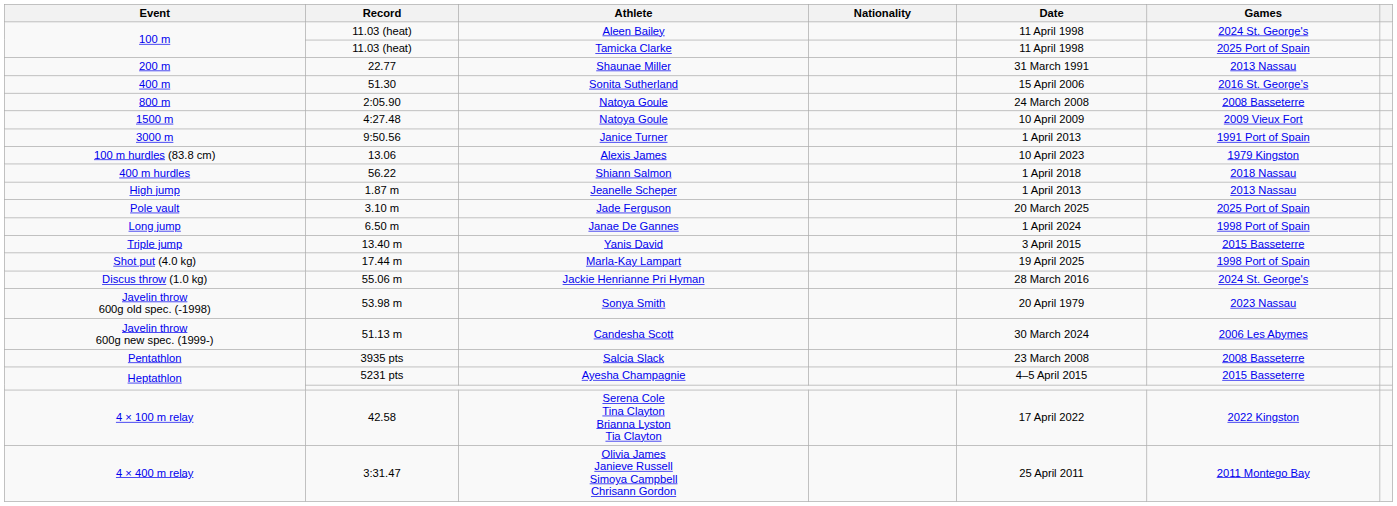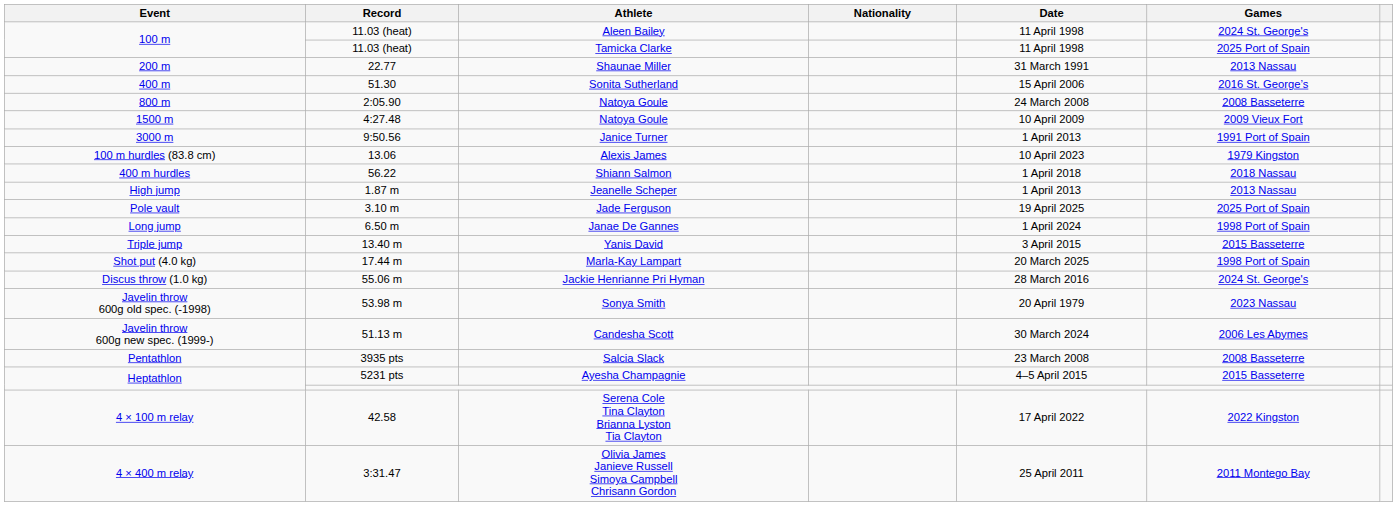(1052, 208) 20 March 2025 -> (1052, 208) 19 April 2025
(1052, 262) 19 April 2025 -> (1052, 262) 20 March 2025
